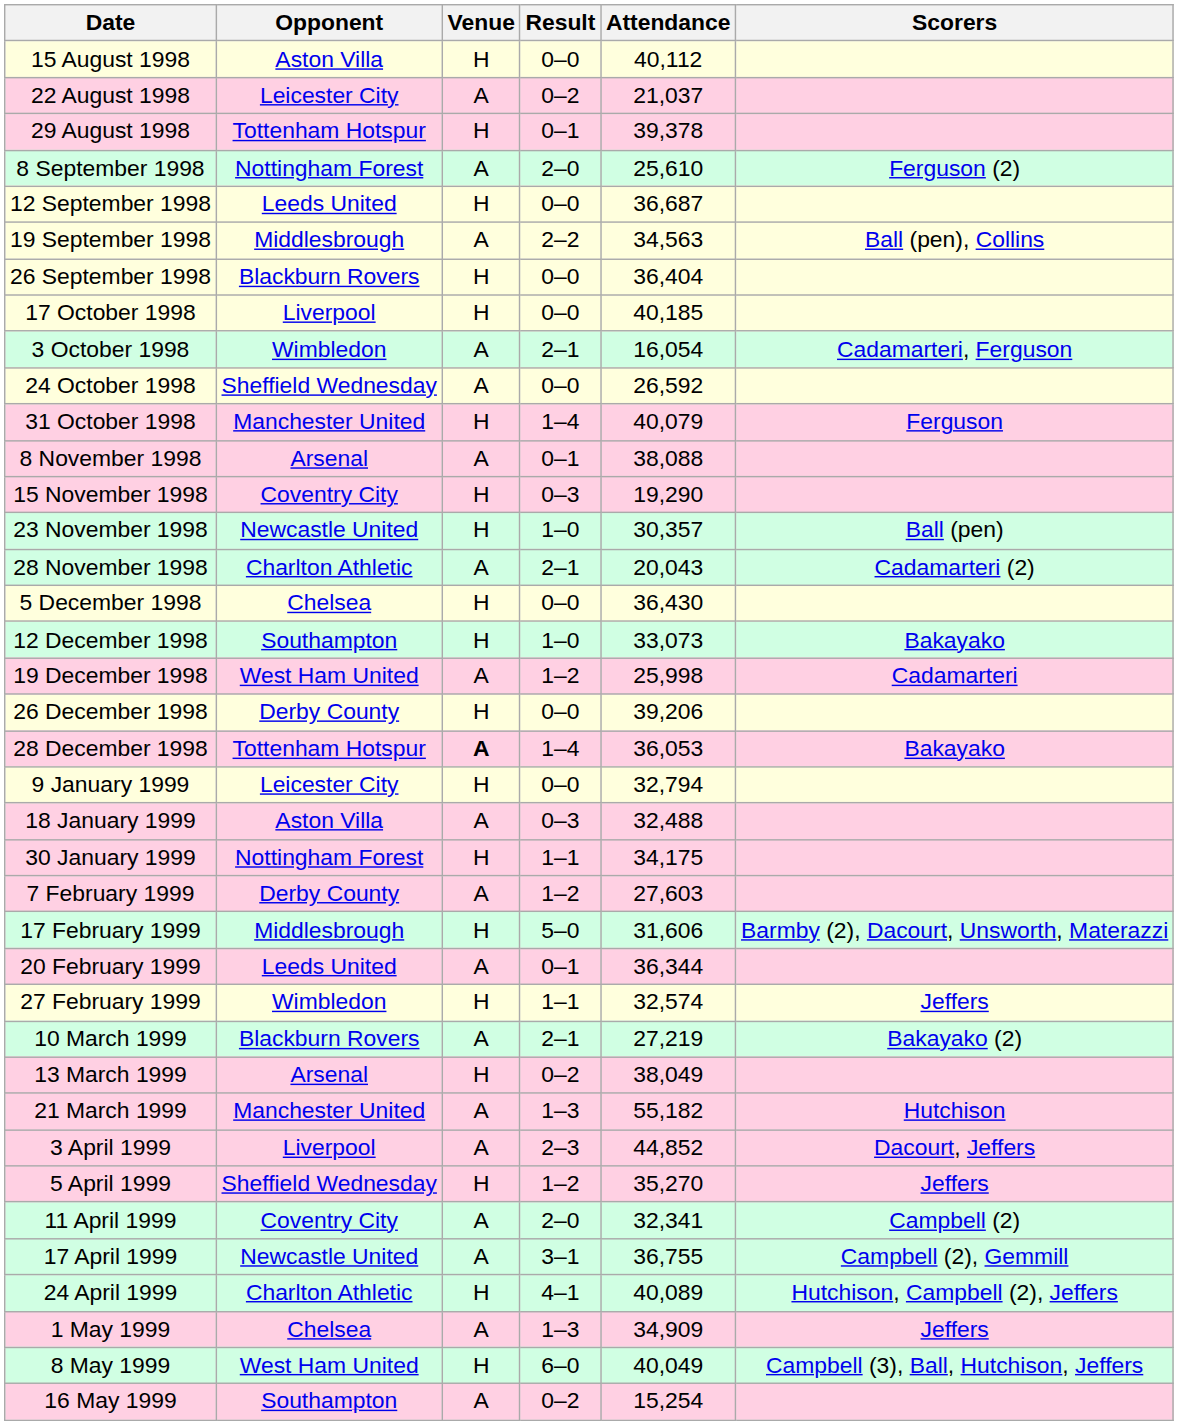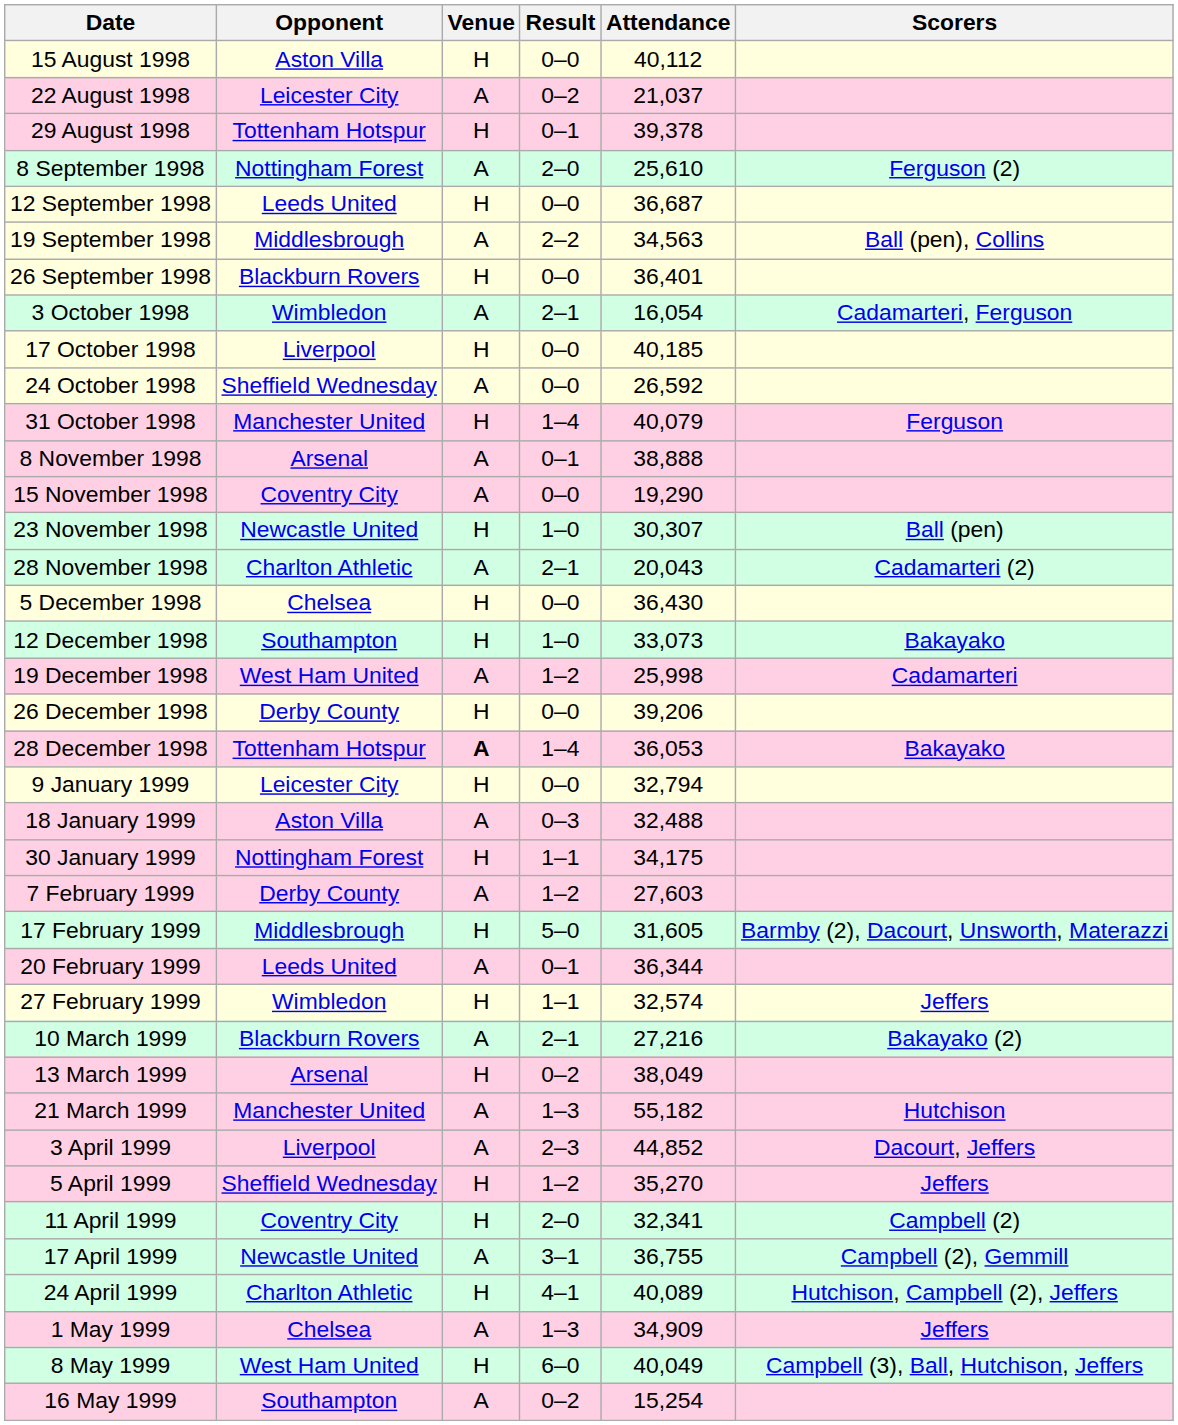(668, 276) 36,404 -> (668, 276) 36,401
rows swapped: (110, 349) <-> (110, 312)
(668, 458) 38,088 -> (668, 458) 38,888
(481, 494) H -> (481, 494) A
(560, 494) 0–3 -> (560, 494) 0–0
(668, 530) 30,357 -> (668, 530) 30,307
(668, 929) 31,606 -> (668, 929) 31,605
(668, 1038) 27,219 -> (668, 1038) 27,216
(481, 1220) A -> (481, 1220) H
